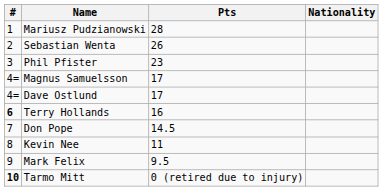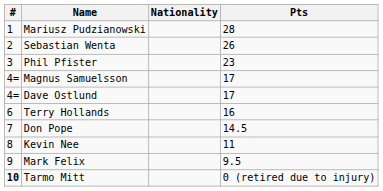columns swapped: (342, 13) <-> (227, 13)
(10, 112) bold -> (10, 112) normal
